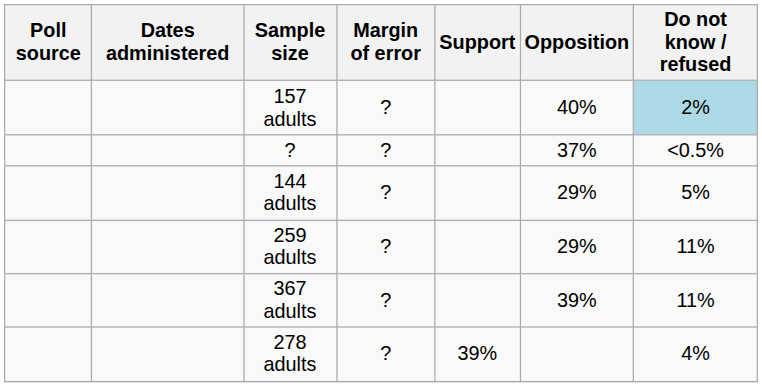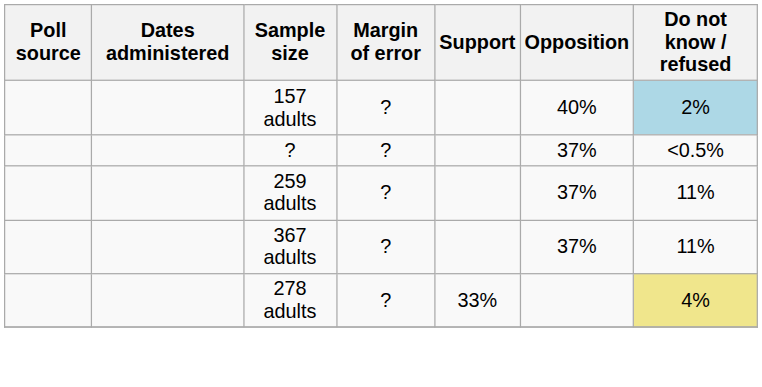- row: (290, 192)
(577, 246) 29% -> (577, 192) 37%
(577, 300) 39% -> (577, 246) 37%
(477, 354) 39% -> (477, 300) 33%
(696, 354) no background -> (696, 300) khaki background
